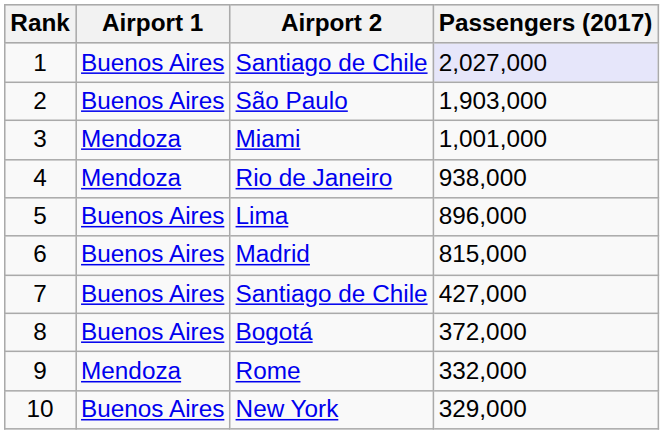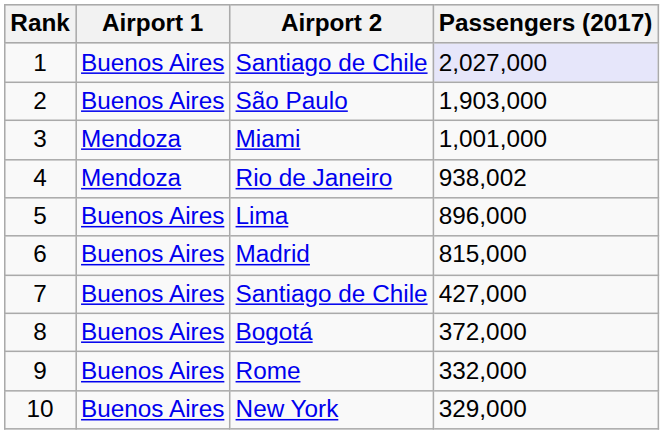(483, 178) 938,000 -> (483, 178) 938,002
(131, 370) Mendoza -> (153, 370) Buenos Aires
